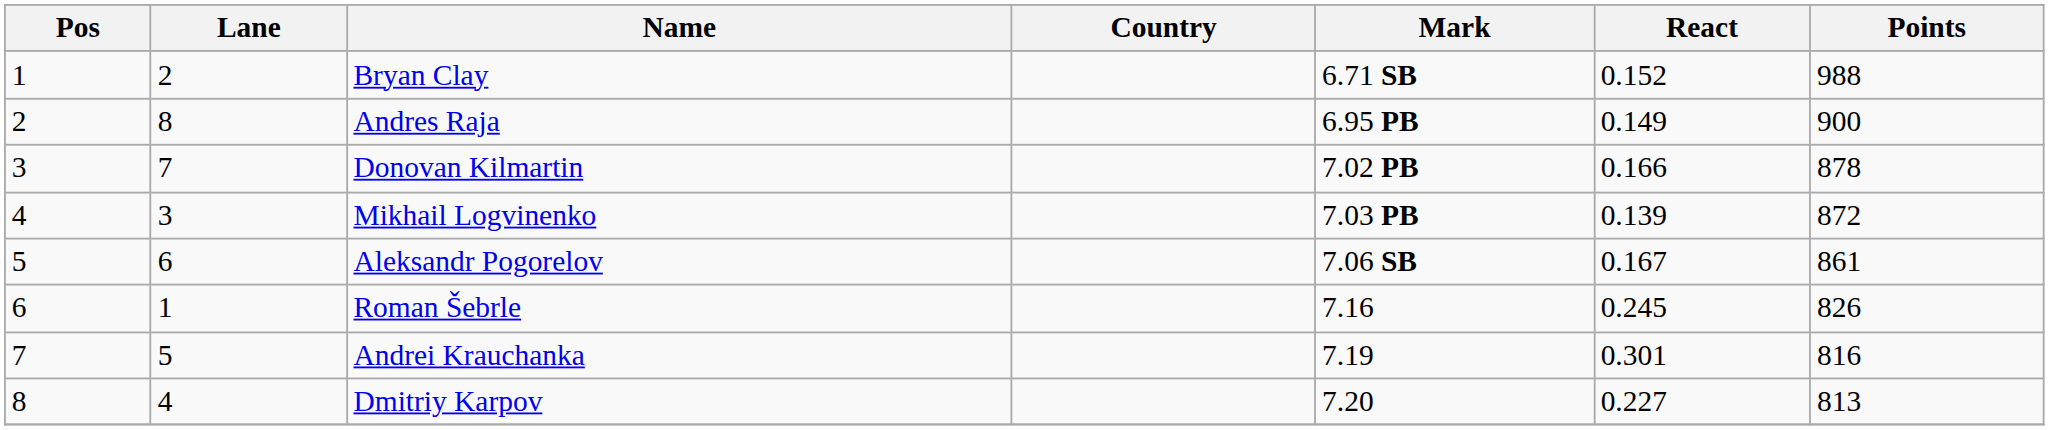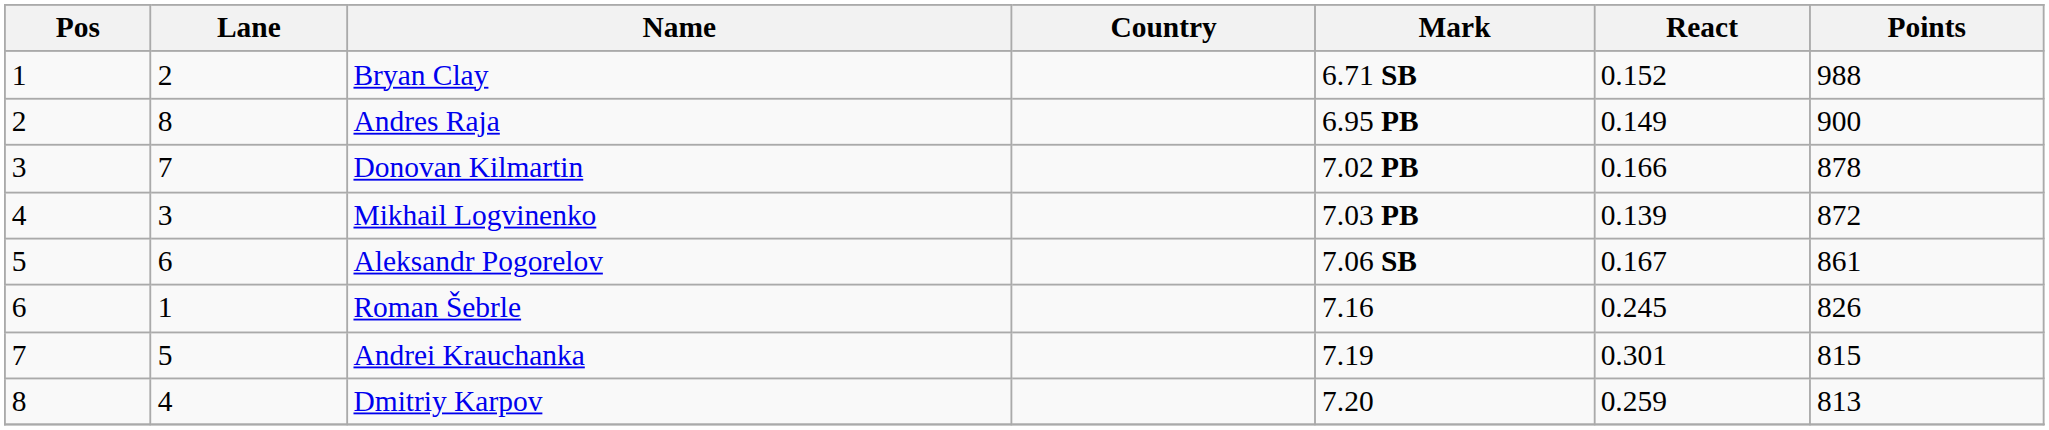(1839, 354) 816 -> (1839, 354) 815
(1634, 401) 0.227 -> (1634, 401) 0.259
